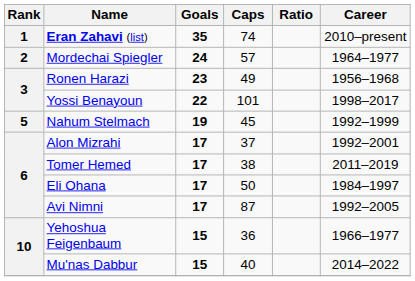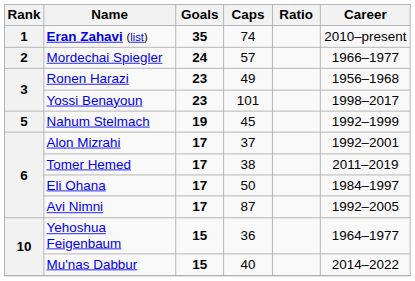(365, 57) 1964–1977 -> (365, 57) 1966–1977
(200, 100) 22 -> (200, 100) 23
(365, 235) 1966–1977 -> (365, 235) 1964–1977
